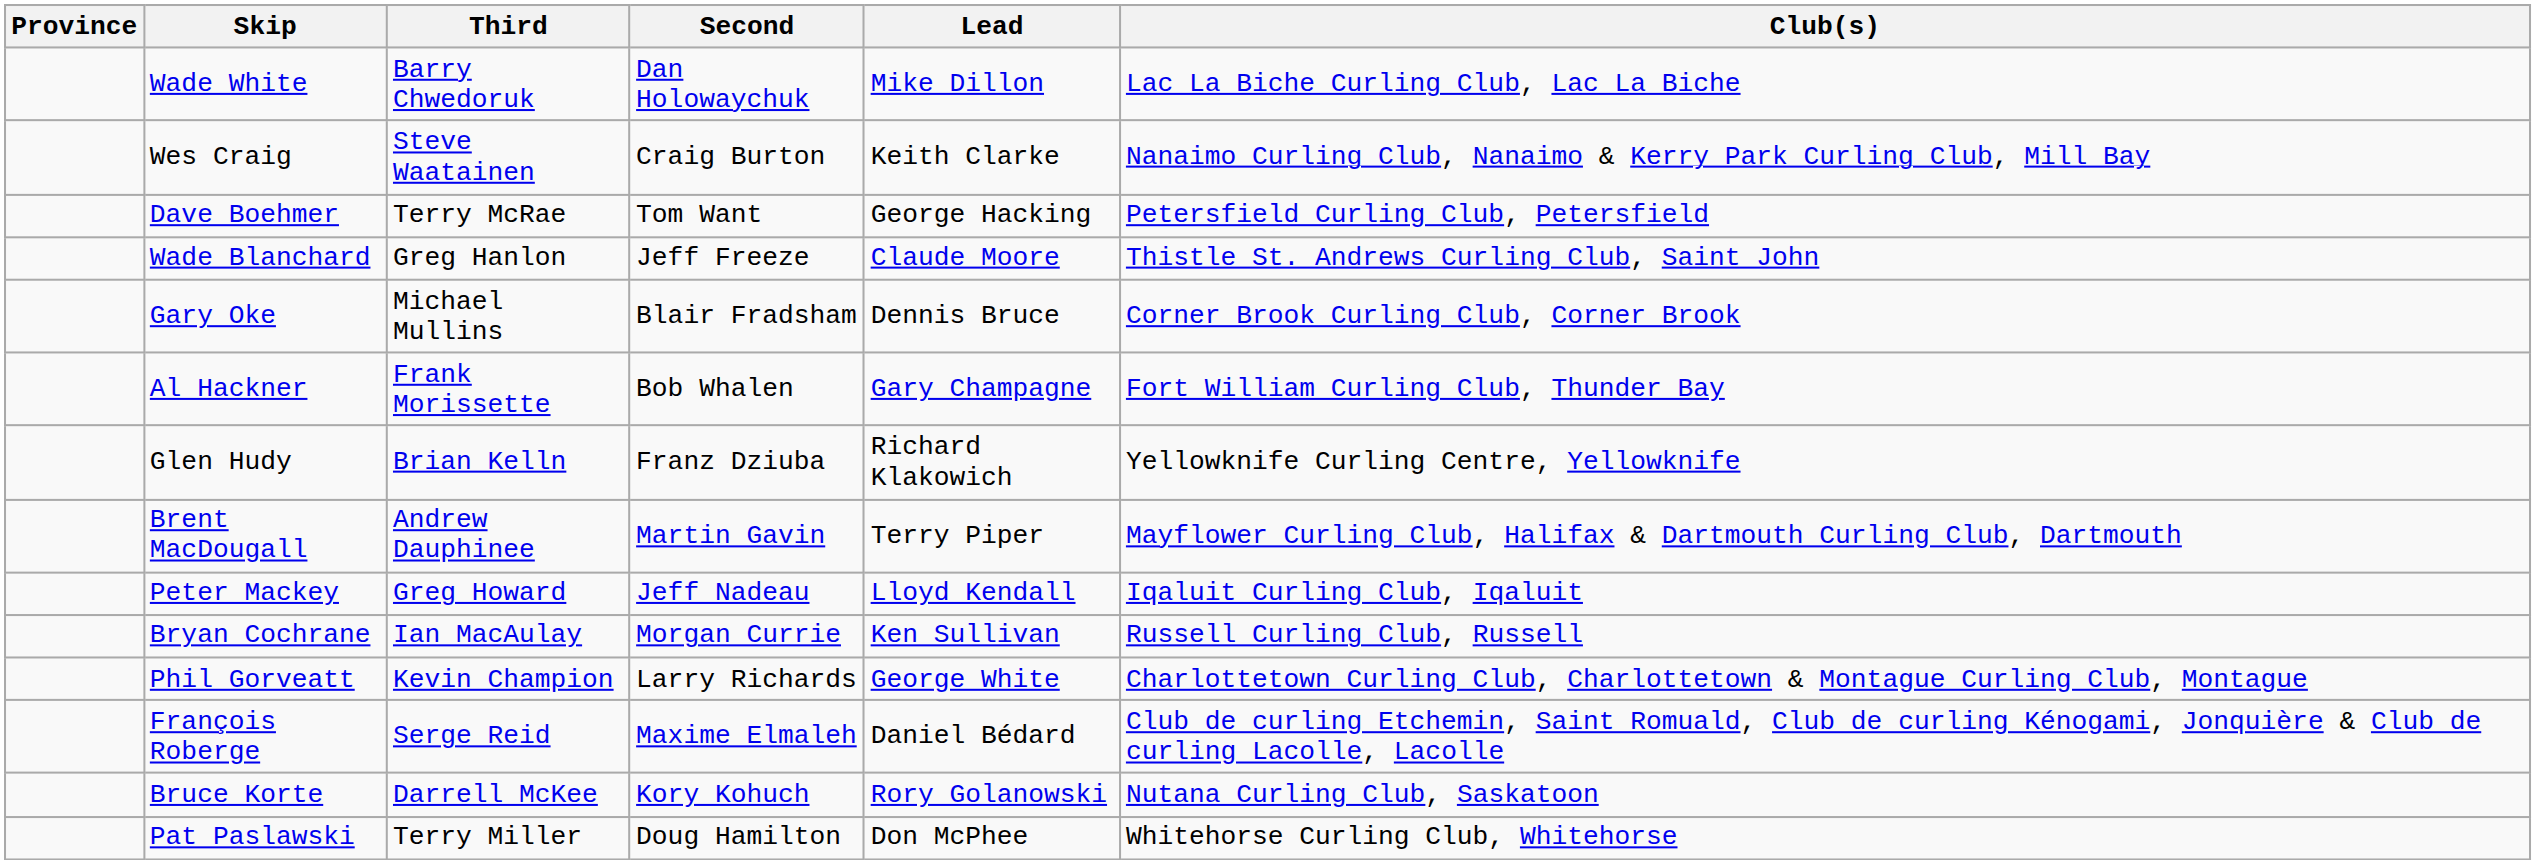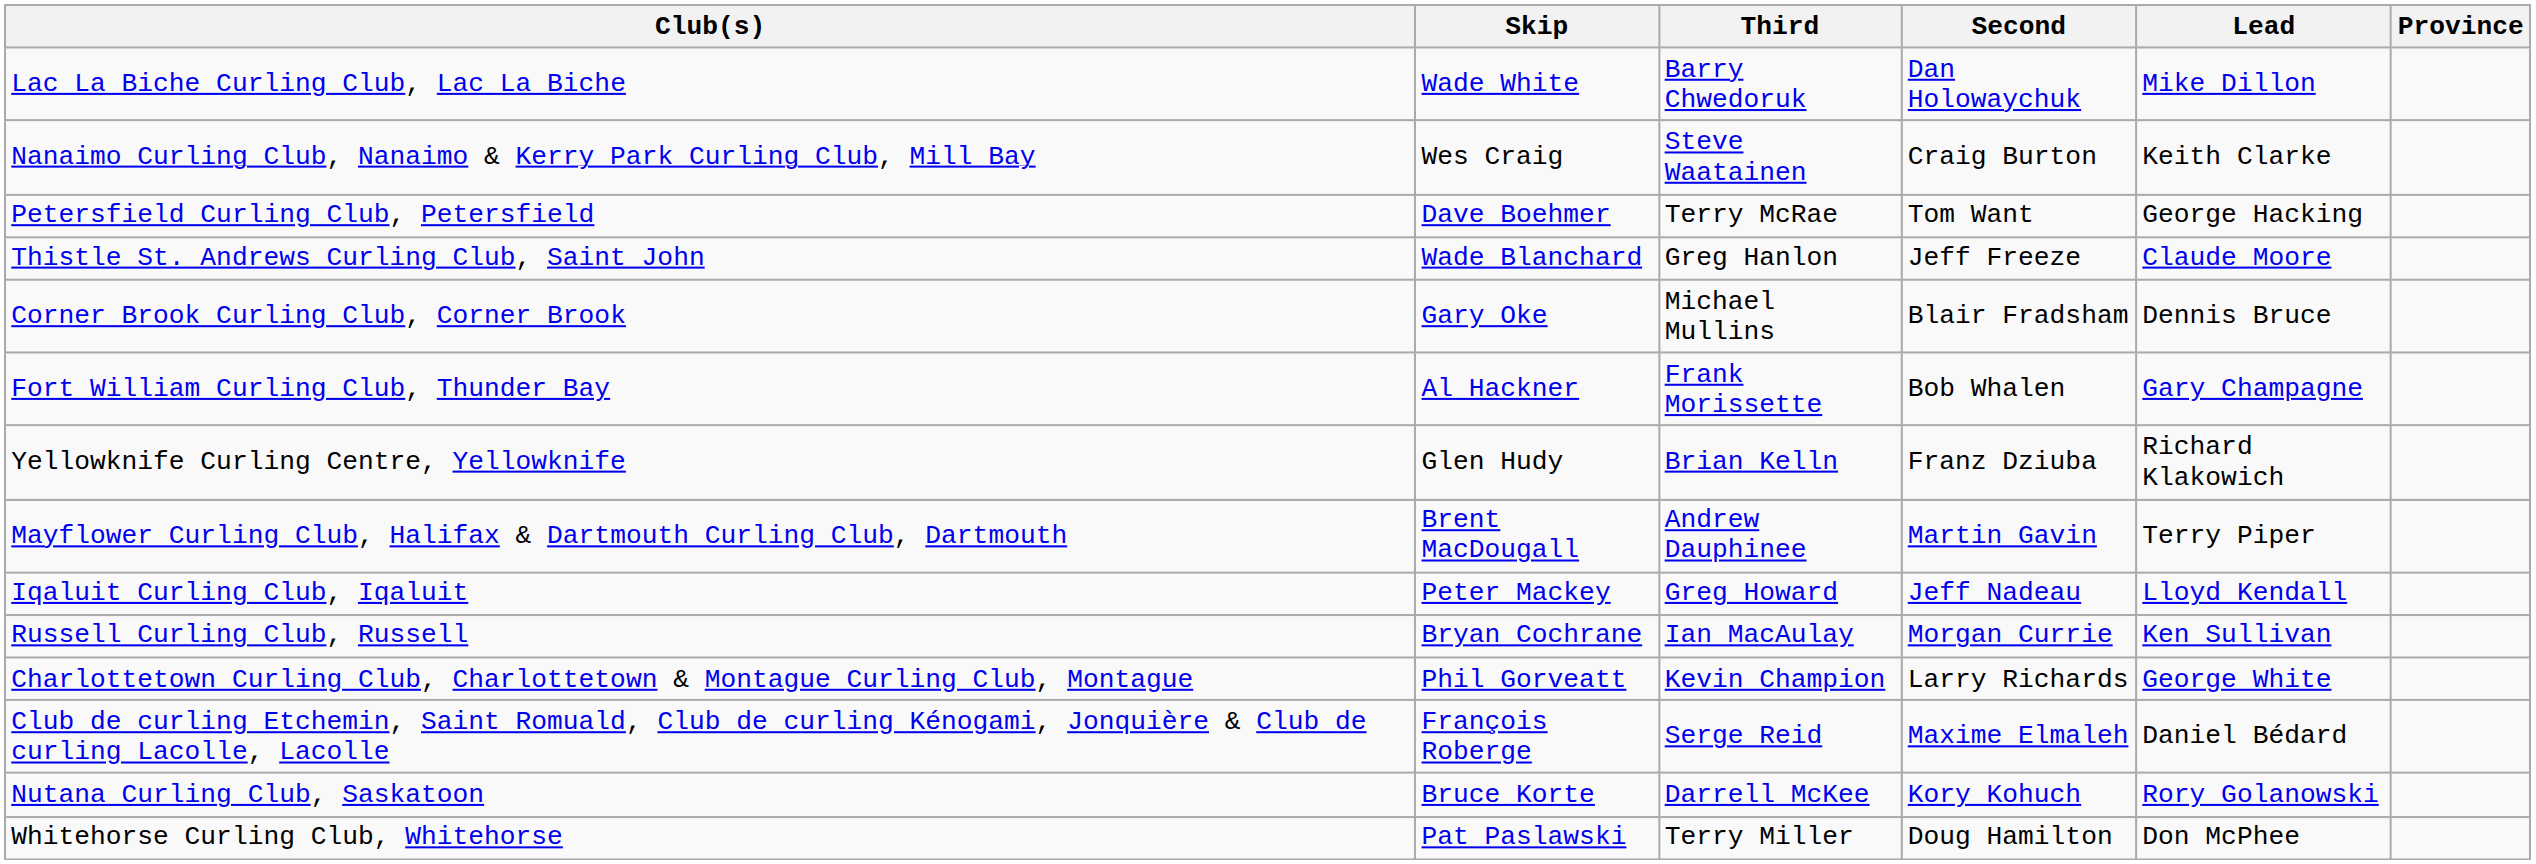columns swapped: (74, 26) <-> (1825, 26)
